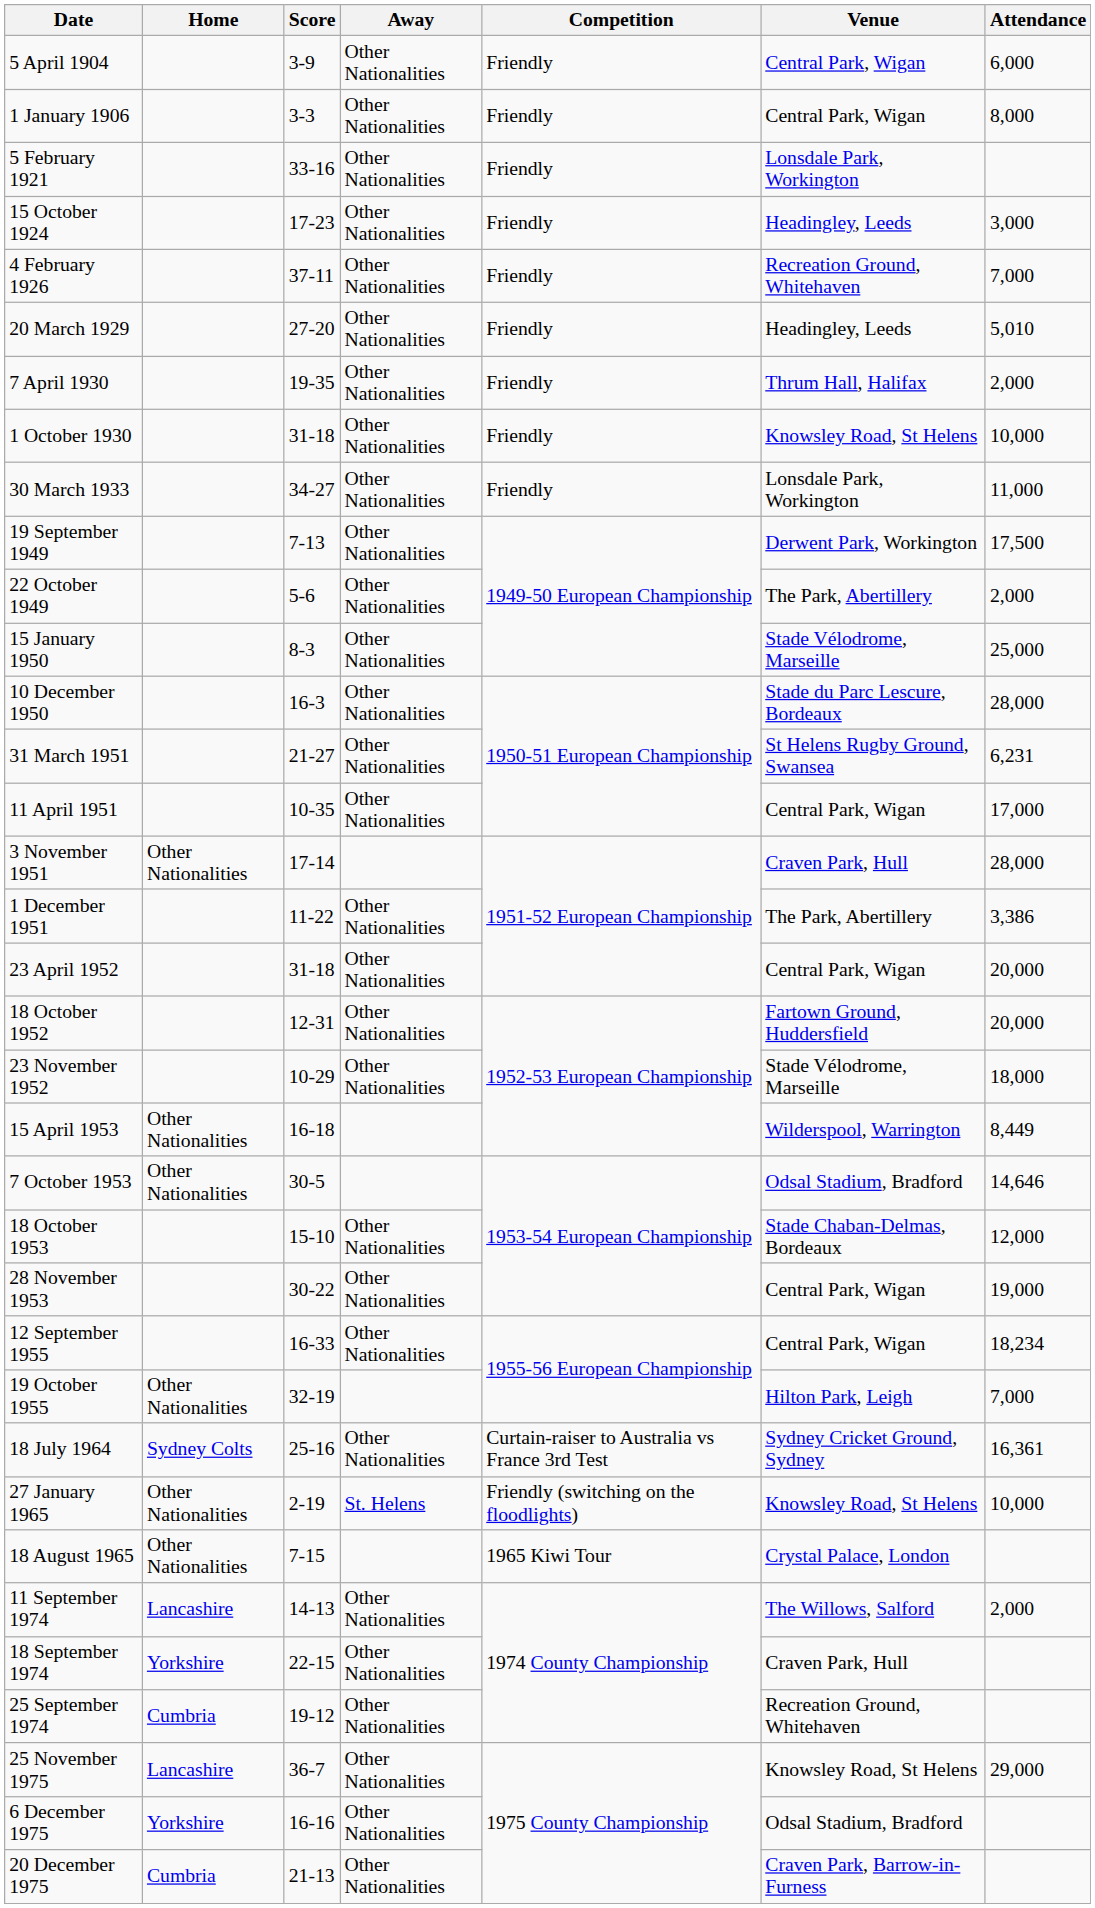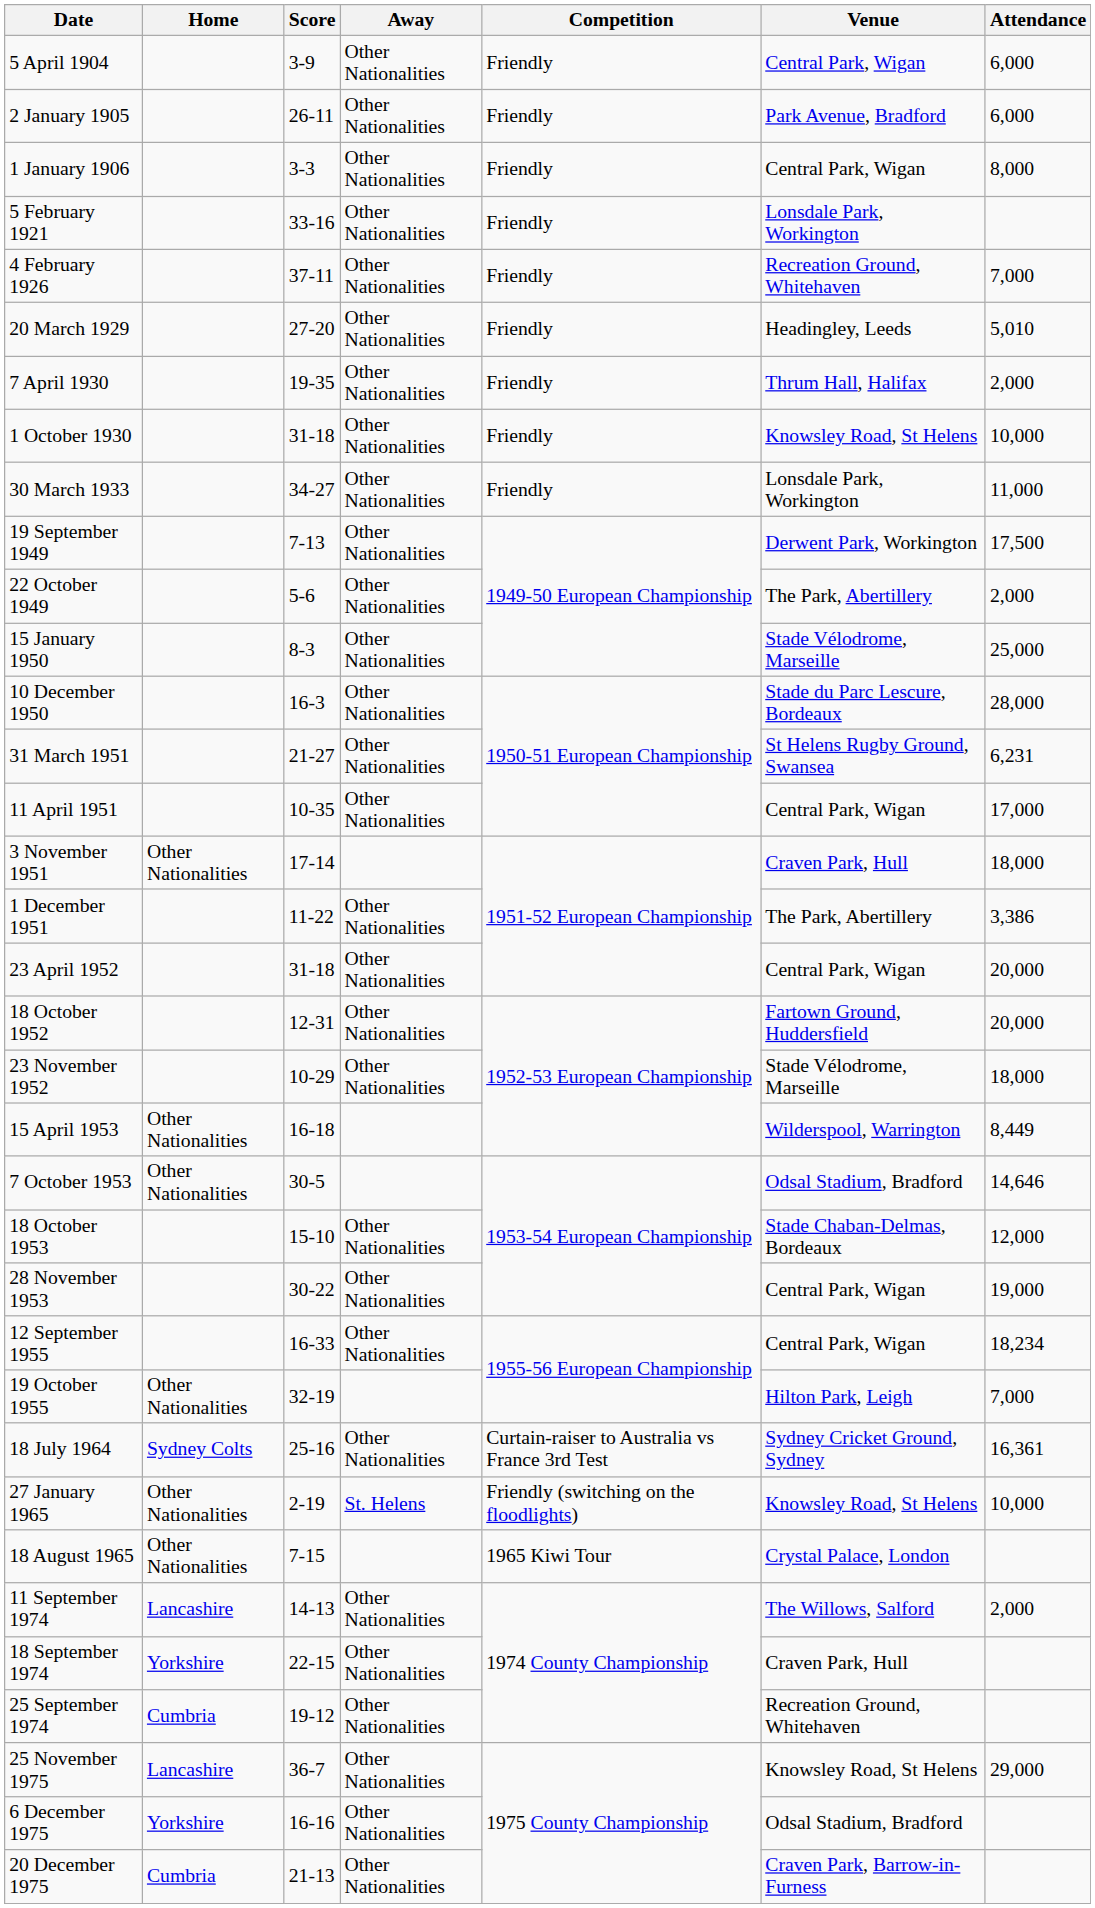+ row: (69, 115)
- row: (53, 222)
(1017, 862) 28,000 -> (1017, 862) 18,000
